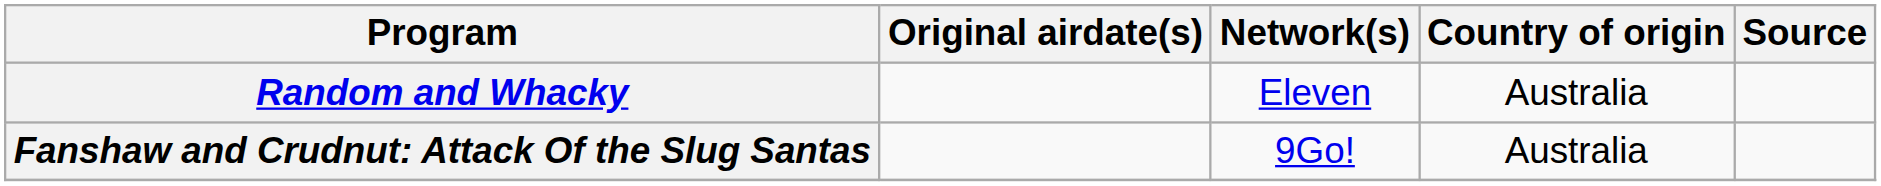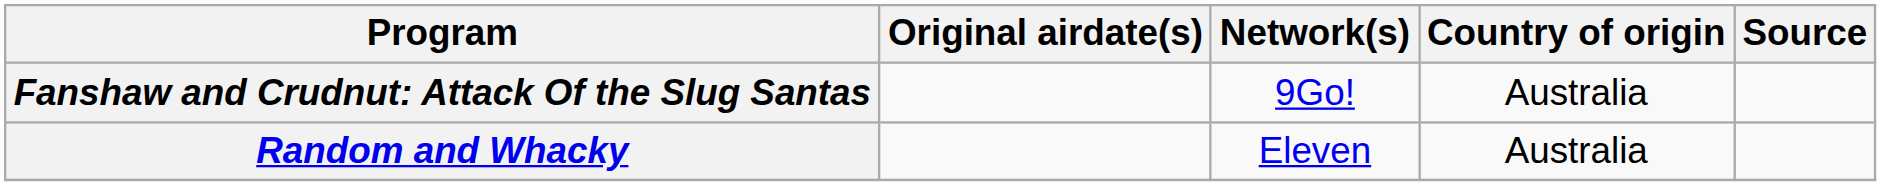rows swapped: (442, 92) <-> (442, 150)
